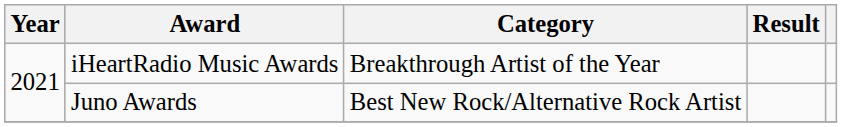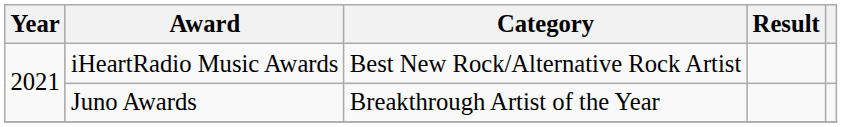(505, 63) Breakthrough Artist of the Year -> (546, 63) Best New Rock/Alternative Rock Artist
(546, 102) Best New Rock/Alternative Rock Artist -> (505, 102) Breakthrough Artist of the Year
